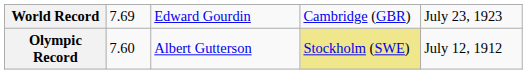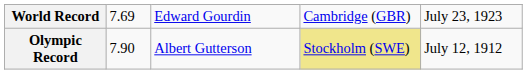(122, 48) 7.60 -> (122, 48) 7.90
